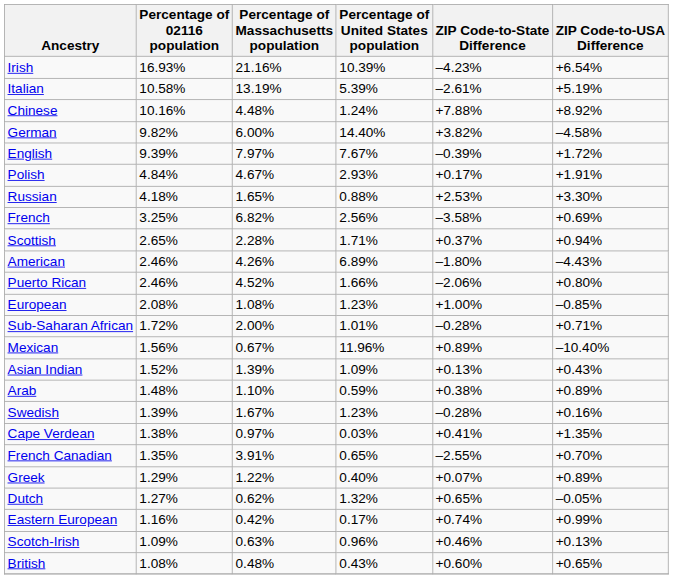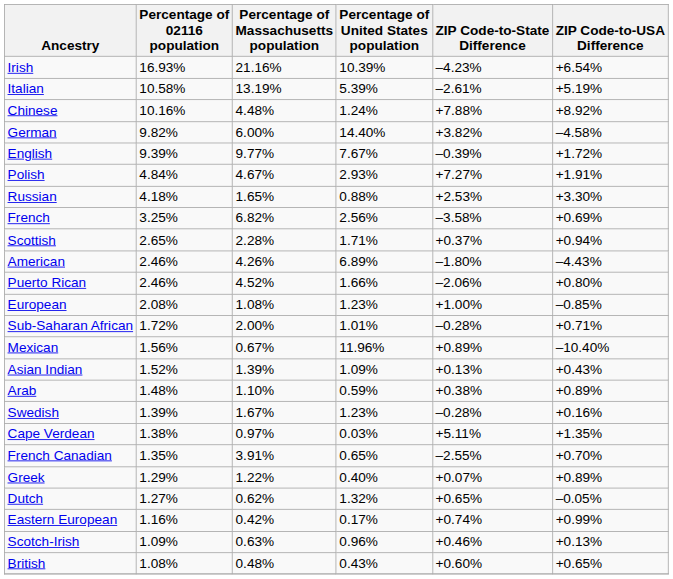(255, 153) 7.97% -> (255, 153) 9.77%
(459, 175) +0.17% -> (459, 175) +7.27%
(459, 434) +0.41% -> (458, 434) +5.11%
